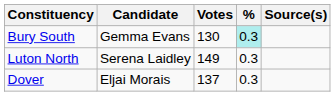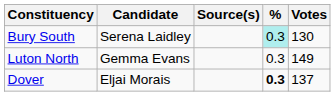columns swapped: (215, 15) <-> (296, 15)
(145, 36) Gemma Evans -> (145, 36) Serena Laidley
(145, 58) Serena Laidley -> (145, 58) Gemma Evans
(249, 79) normal -> (275, 79) bold
